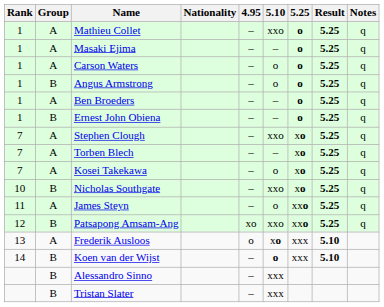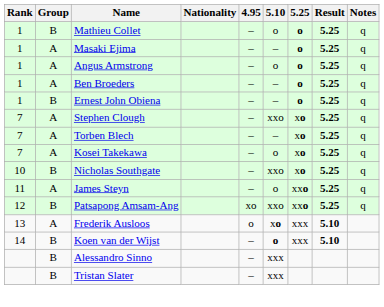(53, 30) A -> (53, 30) B
(276, 30) xxo -> (276, 30) o
- row: (106, 65)
(53, 83) B -> (53, 65) A
